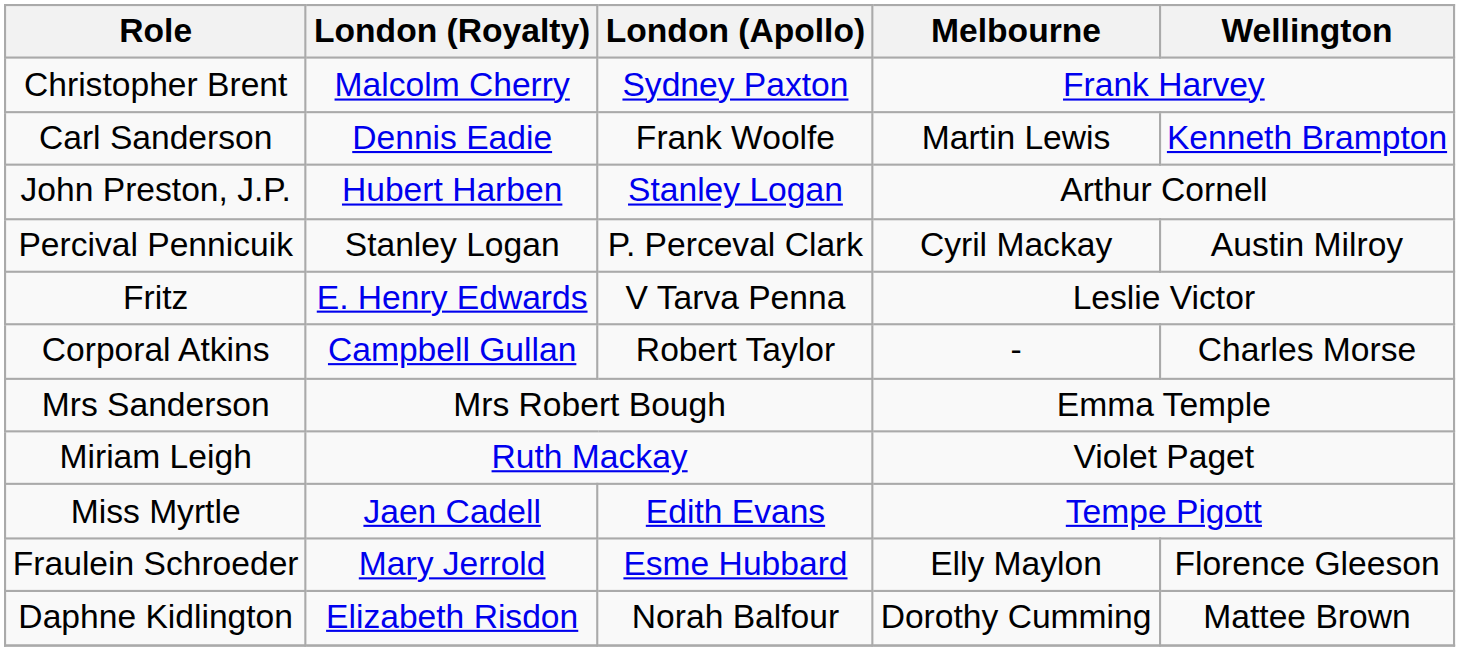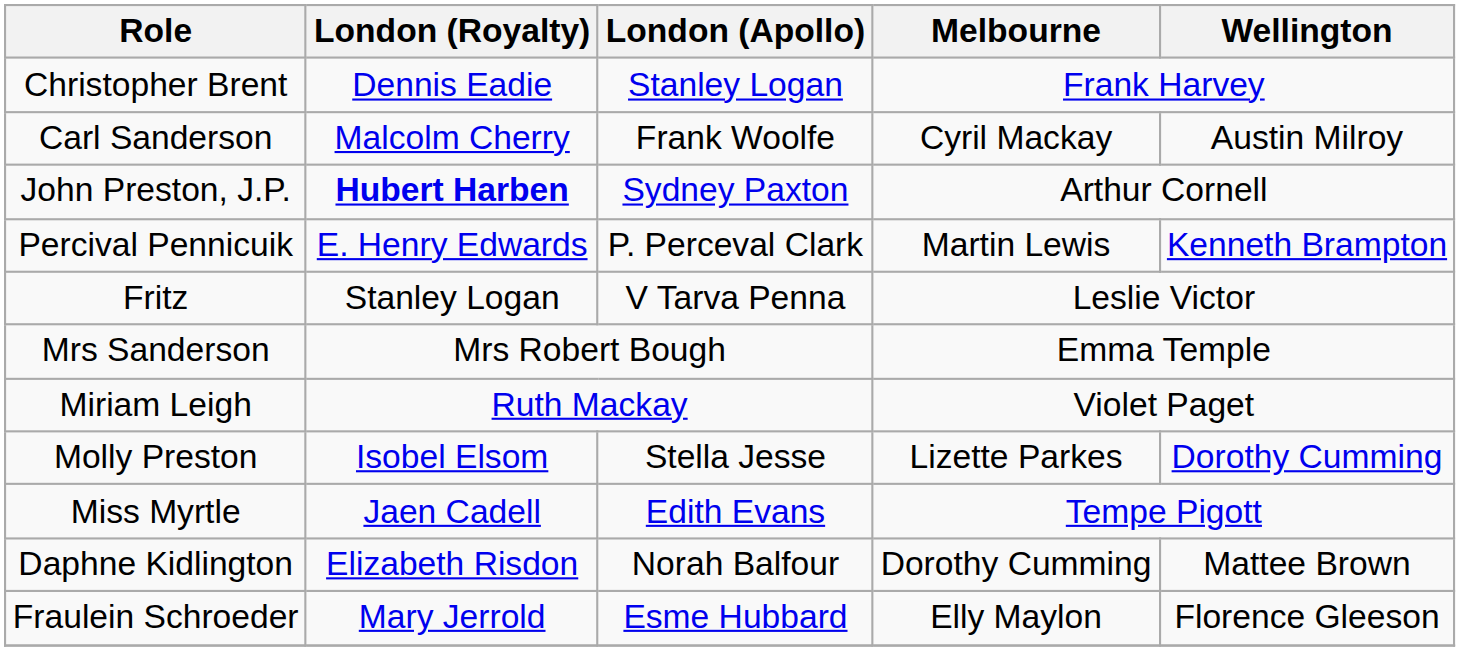(452, 84) Malcolm Cherry -> (452, 84) Dennis Eadie
(735, 84) Sydney Paxton -> (735, 84) Stanley Logan
(452, 137) Dennis Eadie -> (452, 137) Malcolm Cherry
(1016, 137) Martin Lewis -> (1016, 137) Cyril Mackay
(1307, 137) Kenneth Brampton -> (1307, 137) Austin Milroy
(452, 191) normal -> (452, 191) bold
(735, 191) Stanley Logan -> (735, 191) Sydney Paxton
(452, 244) Stanley Logan -> (452, 244) E. Henry Edwards
(1016, 244) Cyril Mackay -> (1016, 244) Martin Lewis
(1307, 244) Austin Milroy -> (1307, 244) Kenneth Brampton
(452, 297) E. Henry Edwards -> (452, 297) Stanley Logan
- row: (156, 350)
+ row: (156, 457)
rows swapped: (156, 564) <-> (156, 617)
